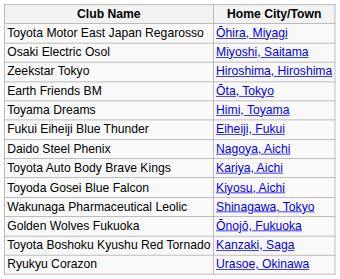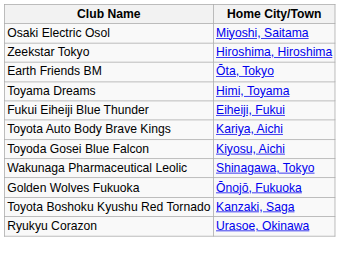- row: (106, 33)
- row: (59, 149)
